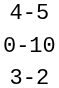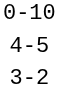rows swapped: (29, 14) <-> (29, 46)
